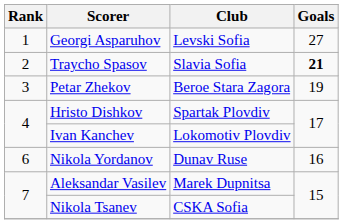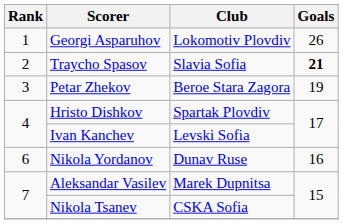(211, 40) Levski Sofia -> (232, 40) Lokomotiv Plovdiv
(316, 40) 27 -> (316, 40) 26
(232, 135) Lokomotiv Plovdiv -> (211, 135) Levski Sofia
